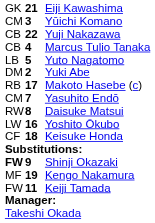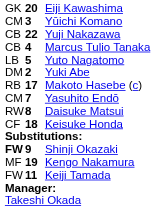(31, 8) 21 -> (31, 8) 20
- row: (82, 124)
